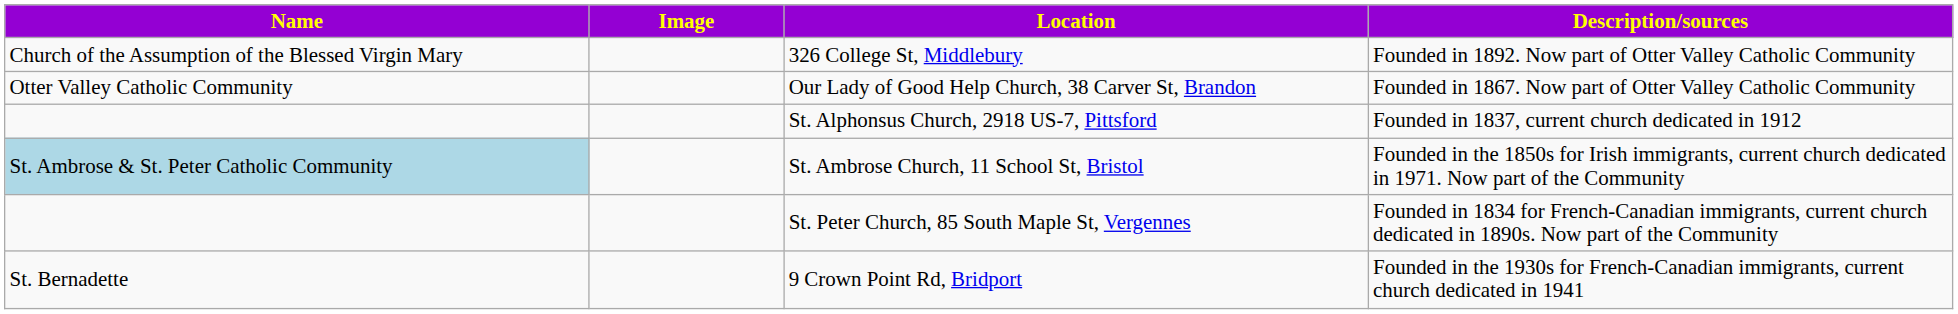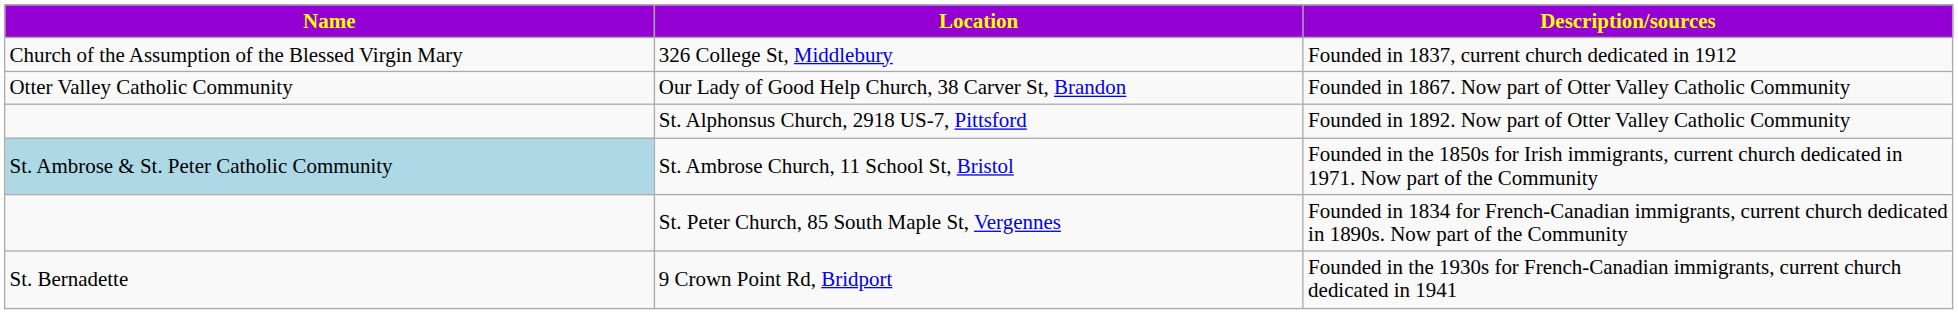- column: (686, 21)
(1644, 54) Founded in 1892. Now part of Otter Valley Catholic Community -> (1522, 54) Founded in 1837, current church dedicated in 1912
(1587, 120) Founded in 1837, current church dedicated in 1912 -> (1579, 120) Founded in 1892. Now part of Otter Valley Catholic Community
